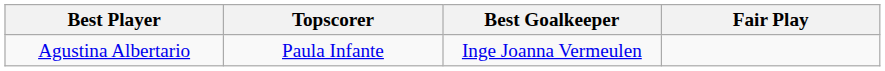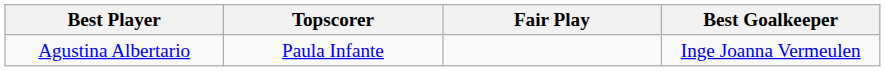columns swapped: (552, 19) <-> (771, 19)
